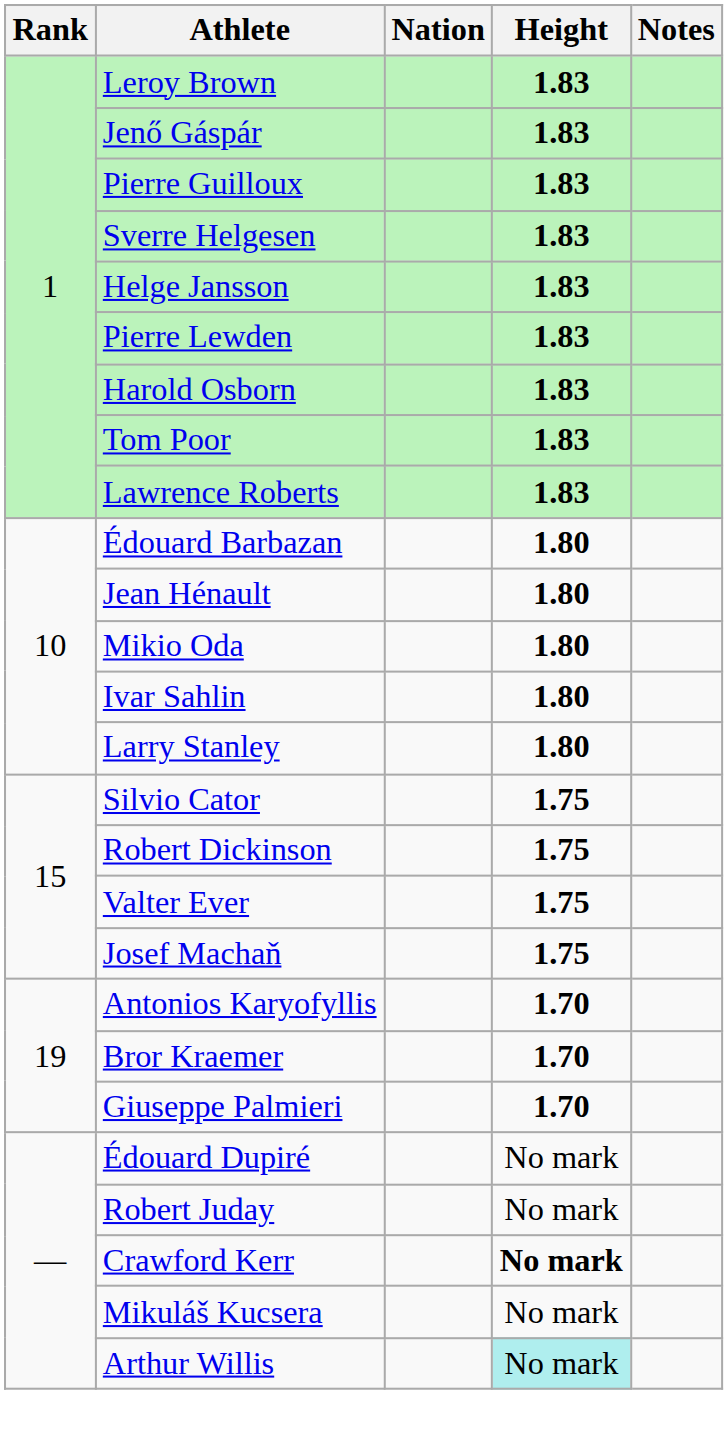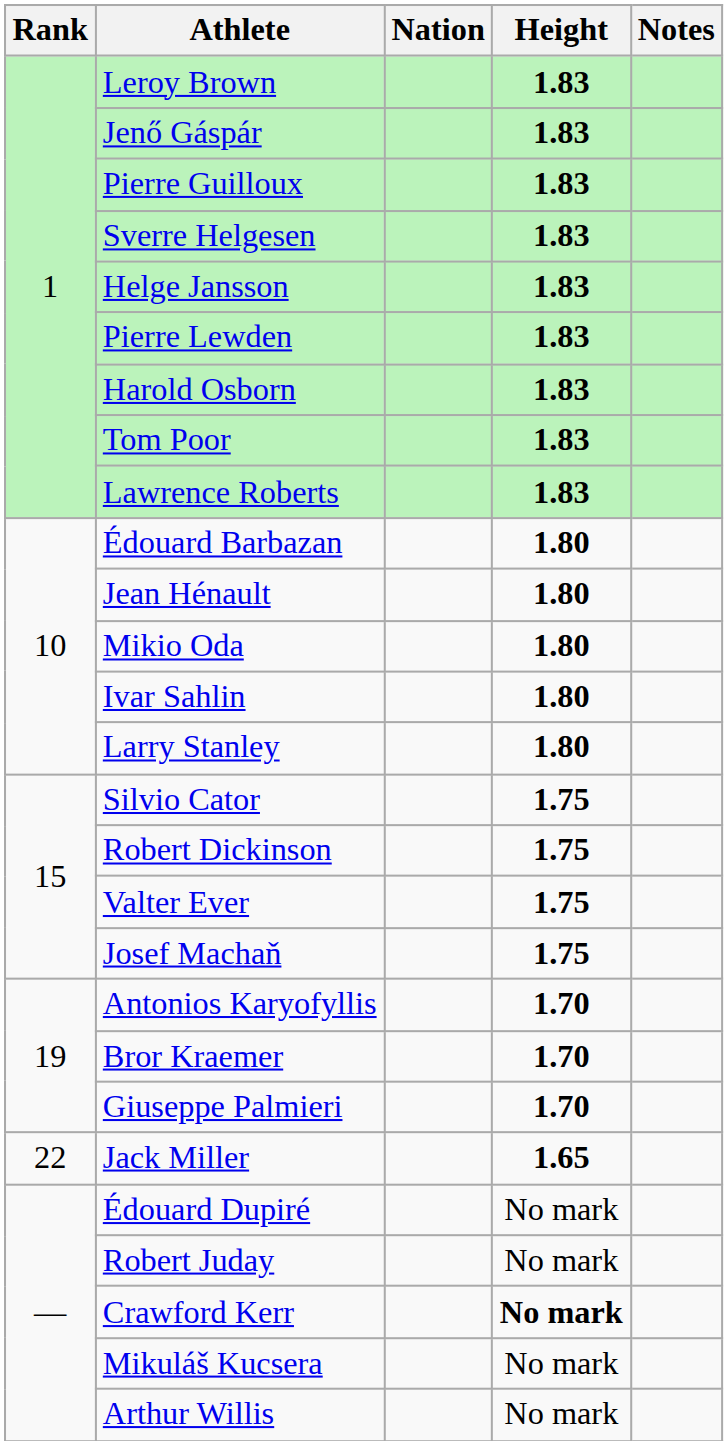+ row: (176, 1157)
(561, 1362) paleturquoise background -> (561, 1414) no background
